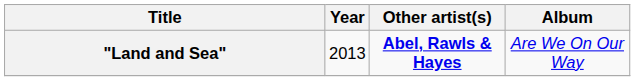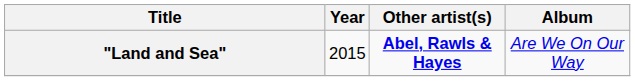(347, 52) 2013 -> (347, 52) 2015
